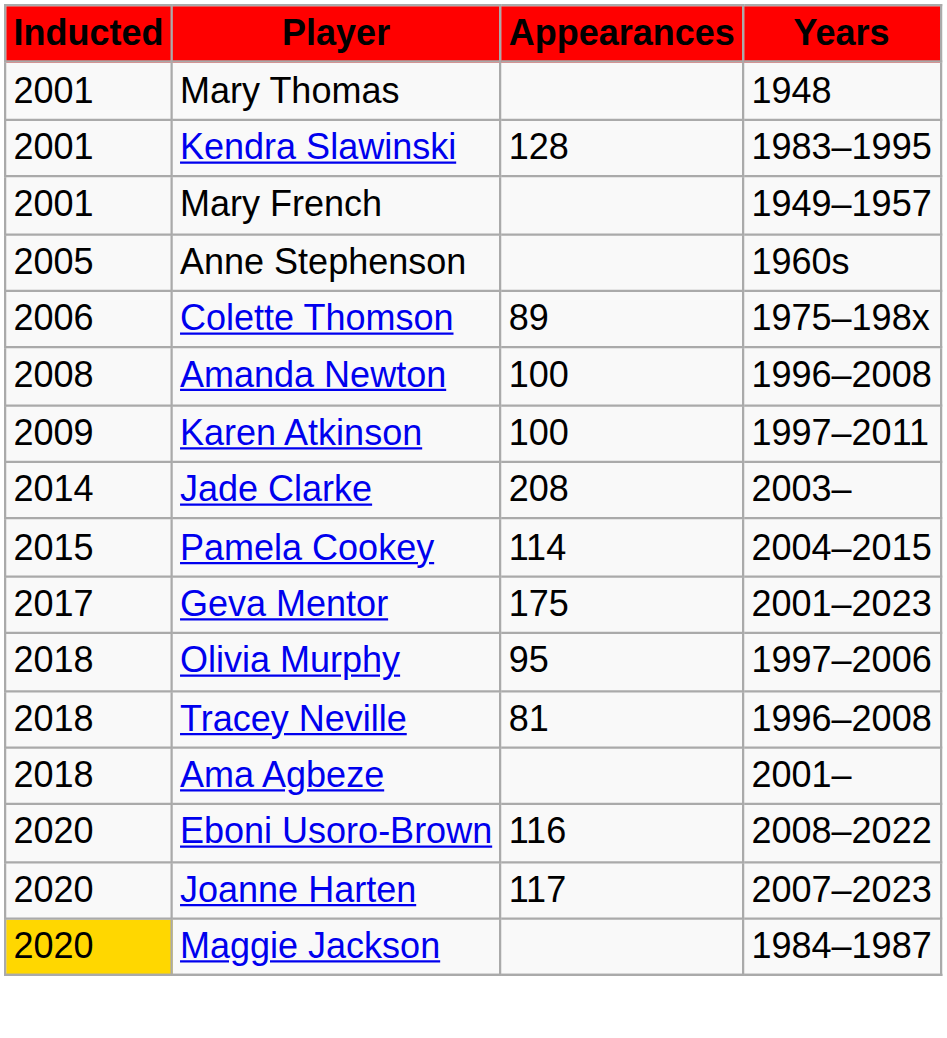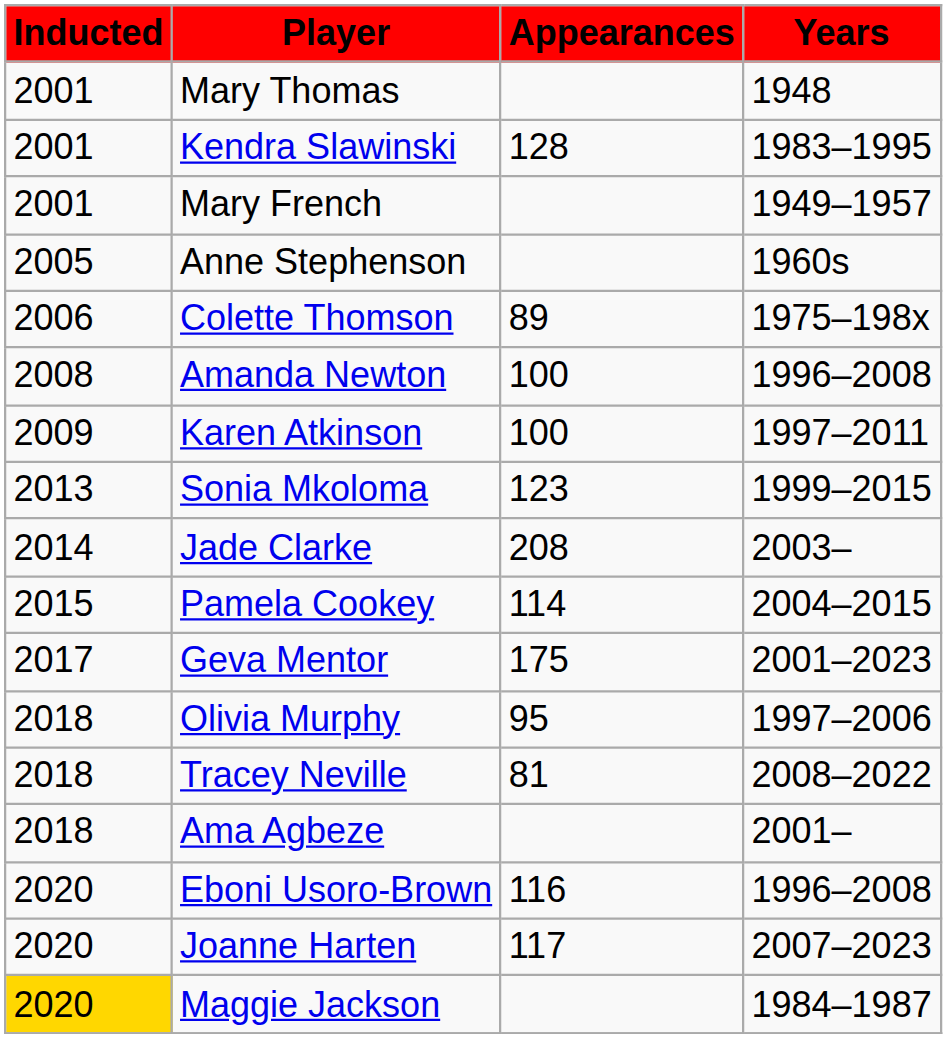+ row: (304, 489)
(842, 718) 1996–2008 -> (842, 775) 2008–2022
(842, 832) 2008–2022 -> (842, 889) 1996–2008
